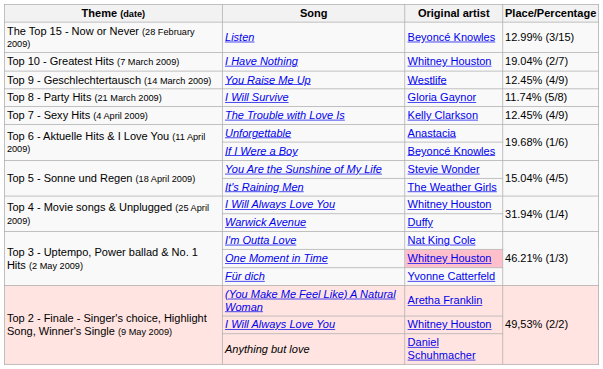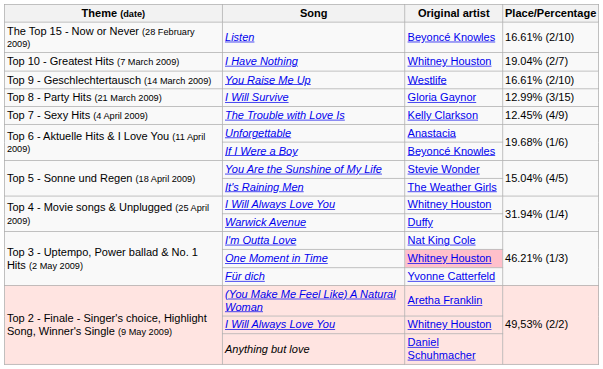(540, 37) 12.99% (3/15) -> (540, 37) 16.61% (2/10)
(537, 79) 12.45% (4/9) -> (540, 79) 16.61% (2/10)
(536, 97) 11.74% (5/8) -> (540, 97) 12.99% (3/15)
